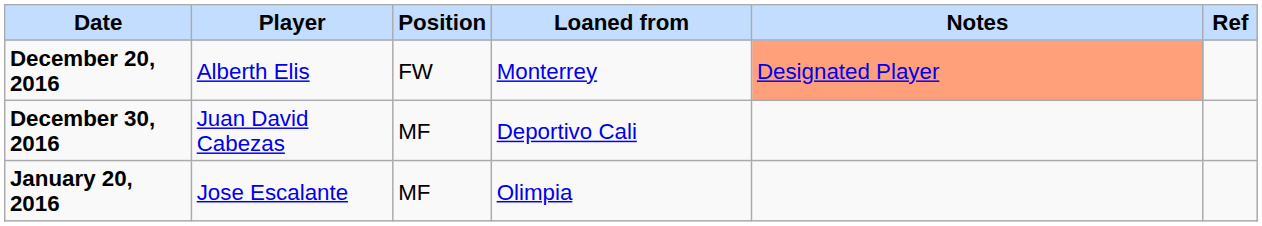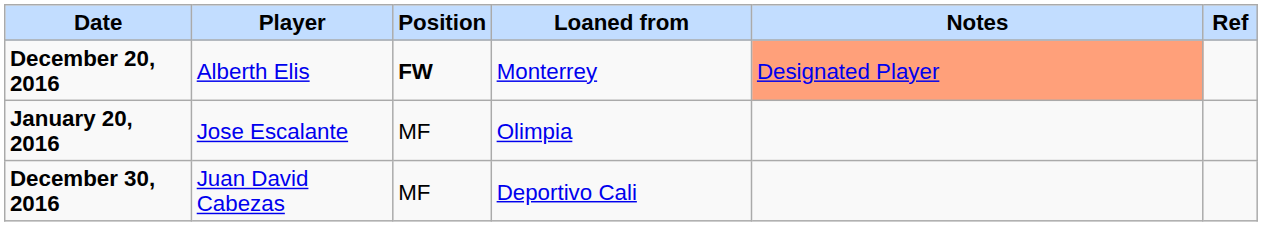(416, 70) normal -> (416, 70) bold
rows swapped: (83, 131) <-> (71, 191)
